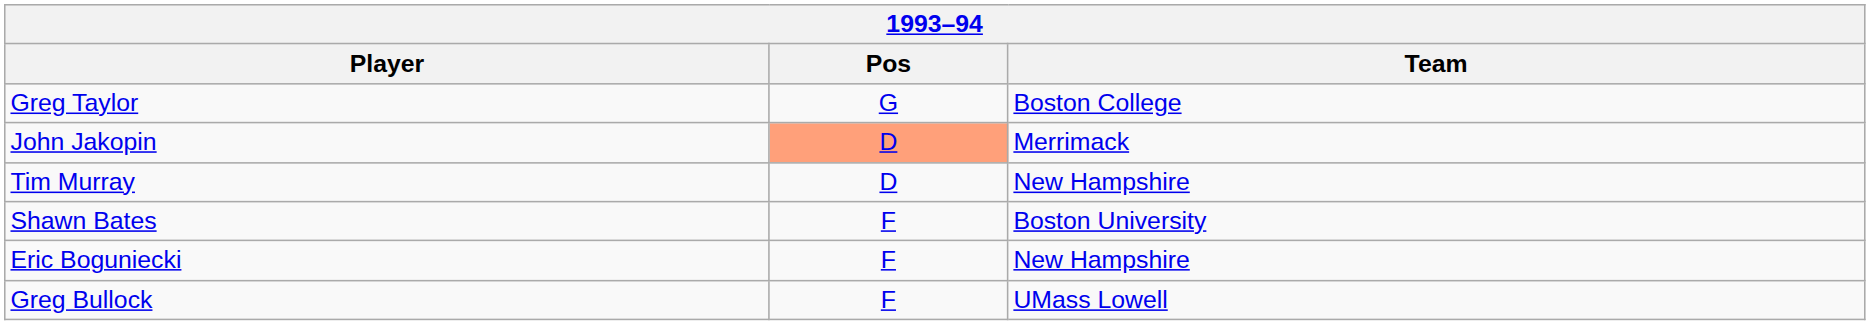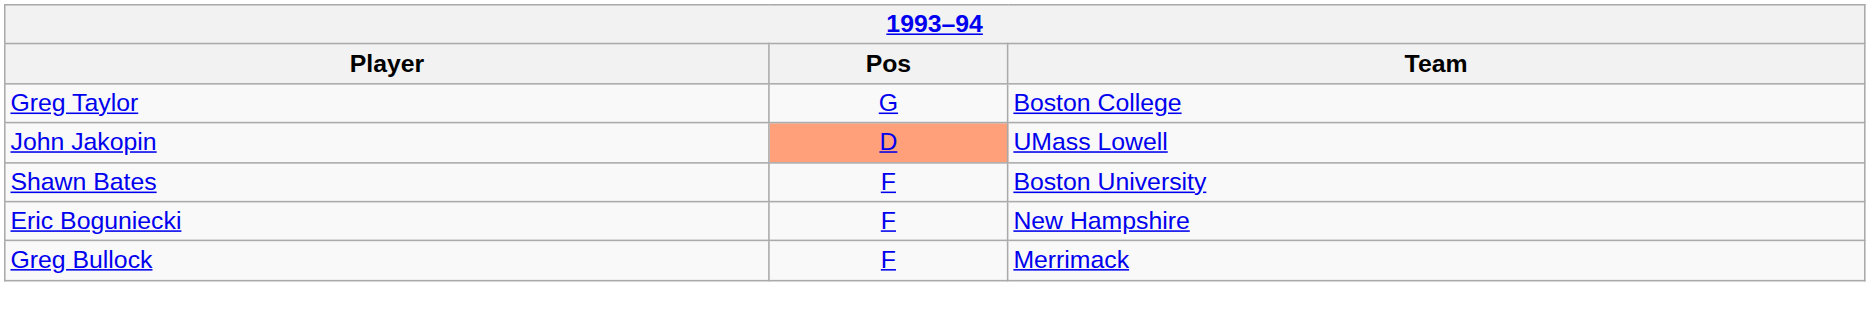(1071, 142) Merrimack -> (1091, 142) UMass Lowell
- row: (73, 181)
(1091, 299) UMass Lowell -> (1071, 260) Merrimack
